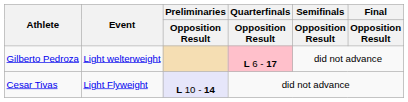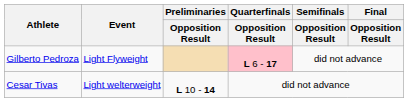(122, 59) Light welterweight -> (116, 59) Light Flyweight
(116, 85) Light Flyweight -> (122, 85) Light welterweight
(195, 90) lavender background -> (195, 90) no background
